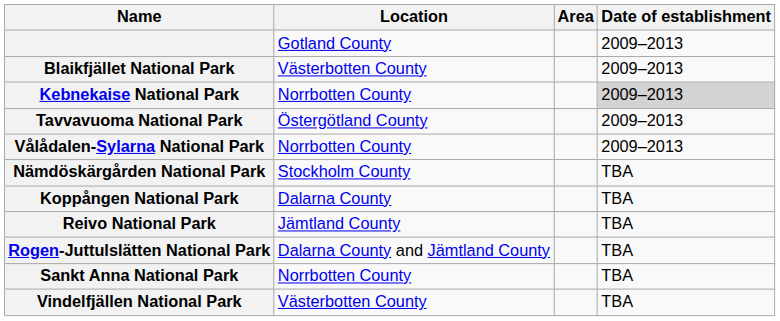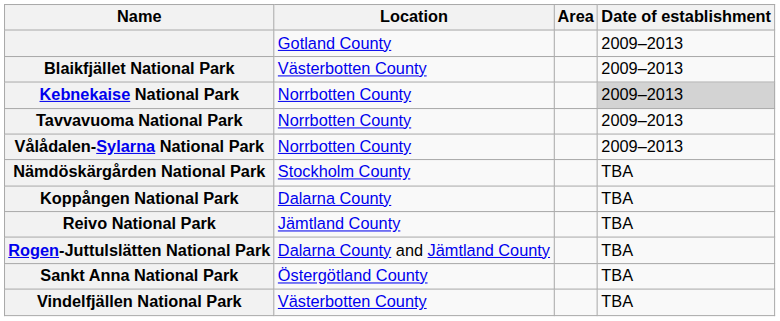(353, 120) Östergötland County -> (345, 120) Norrbotten County
(345, 276) Norrbotten County -> (353, 276) Östergötland County
